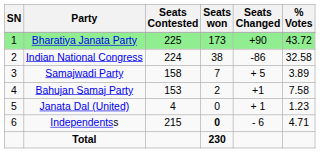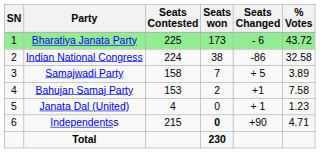(258, 40) +90 -> (258, 40) - 6
(258, 123) - 6 -> (258, 123) +90
